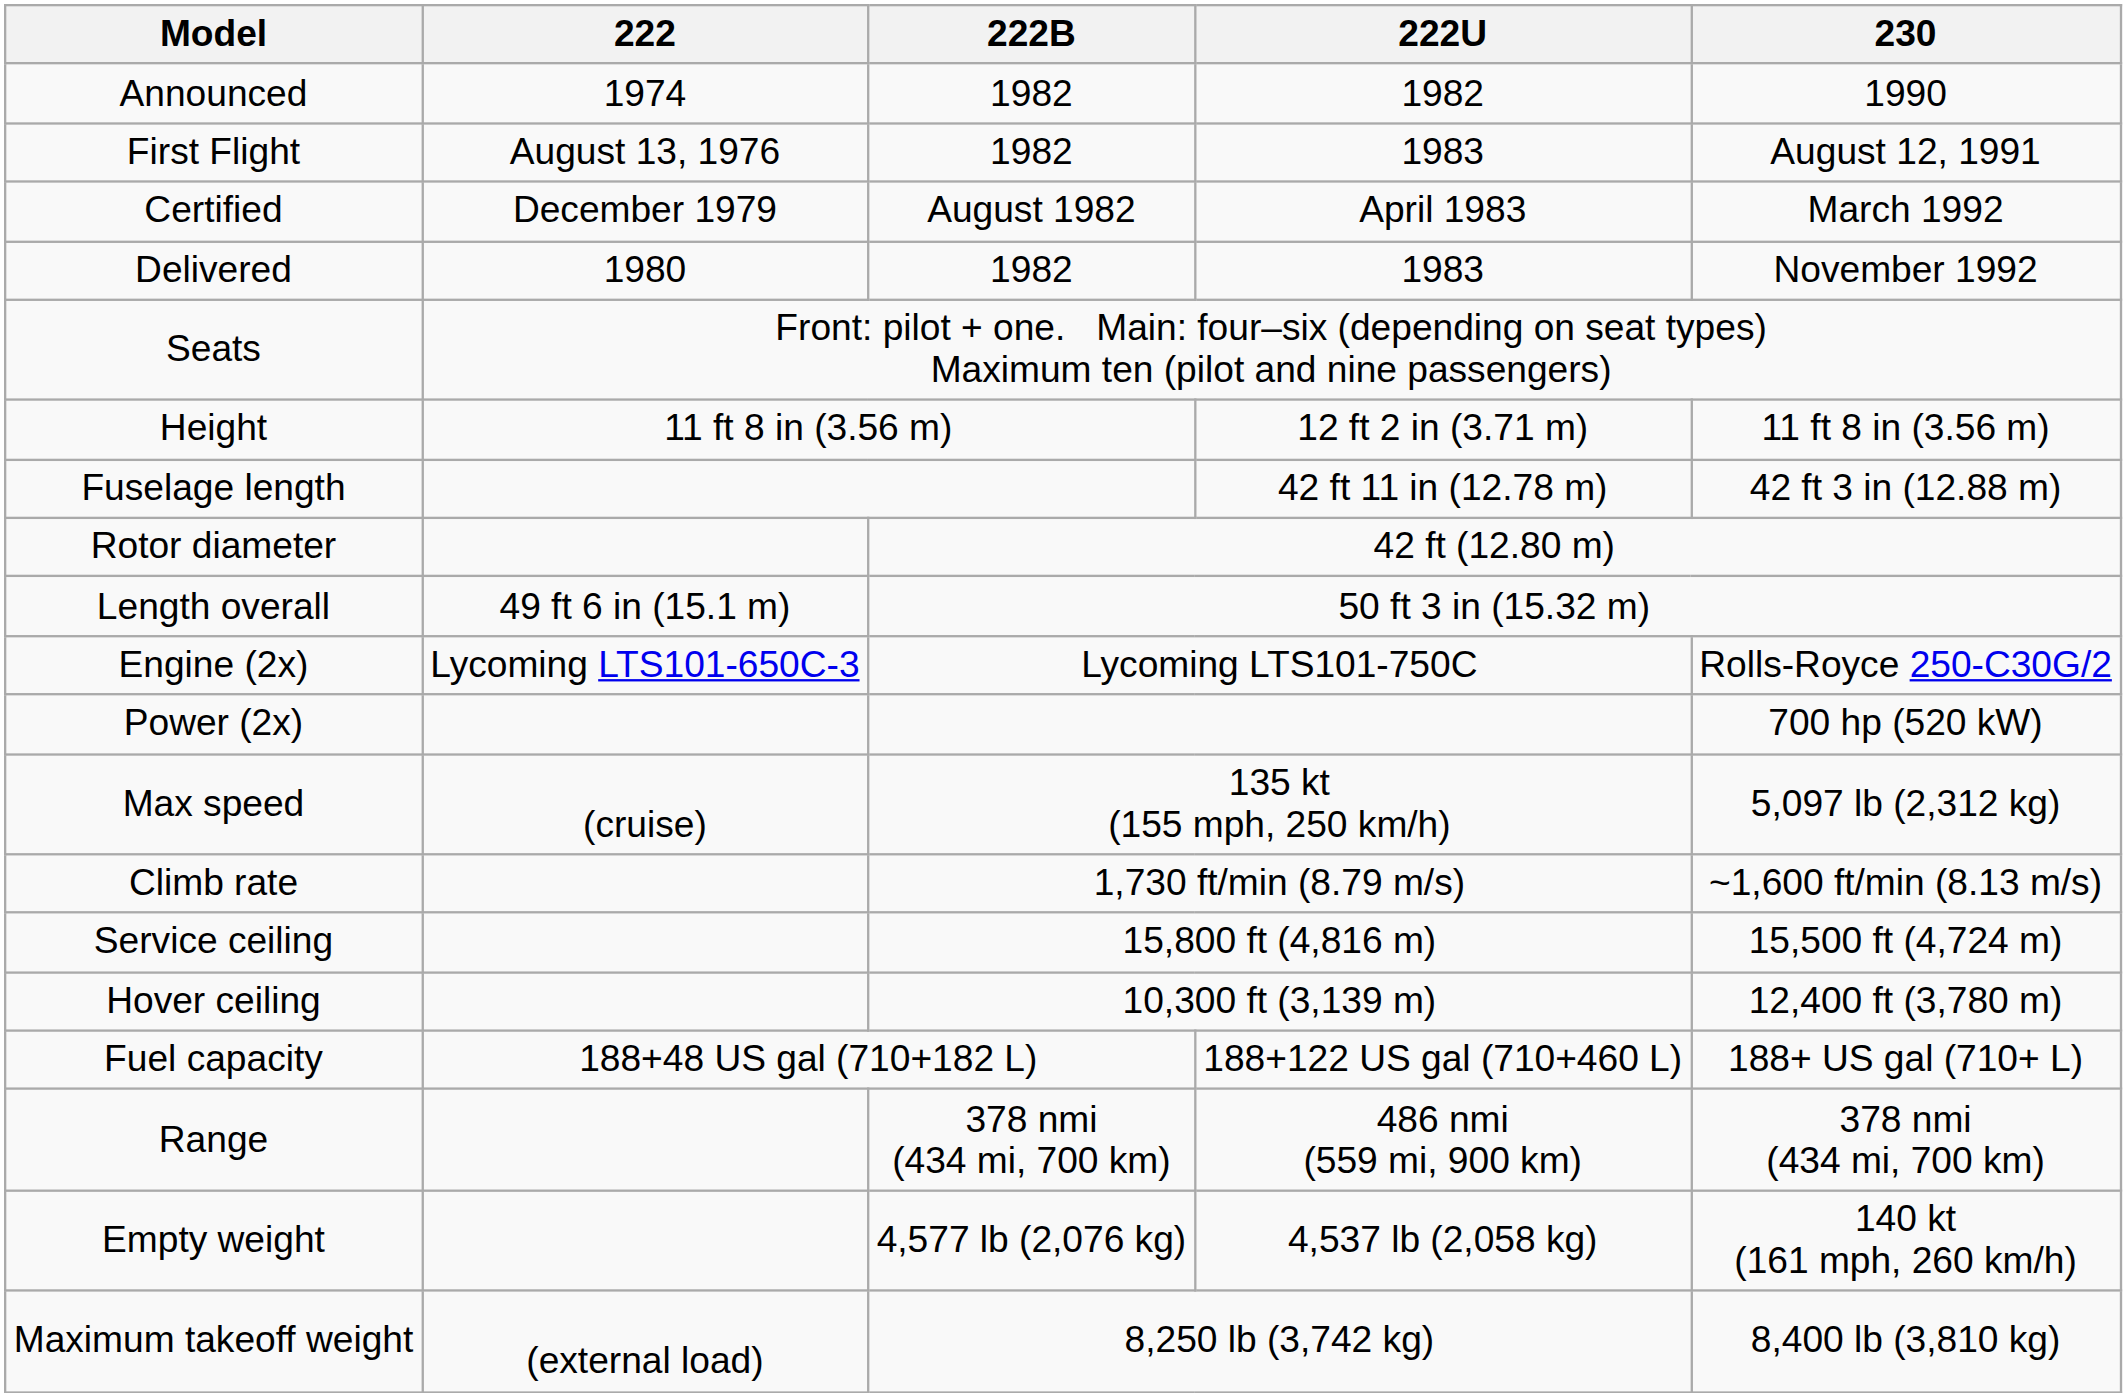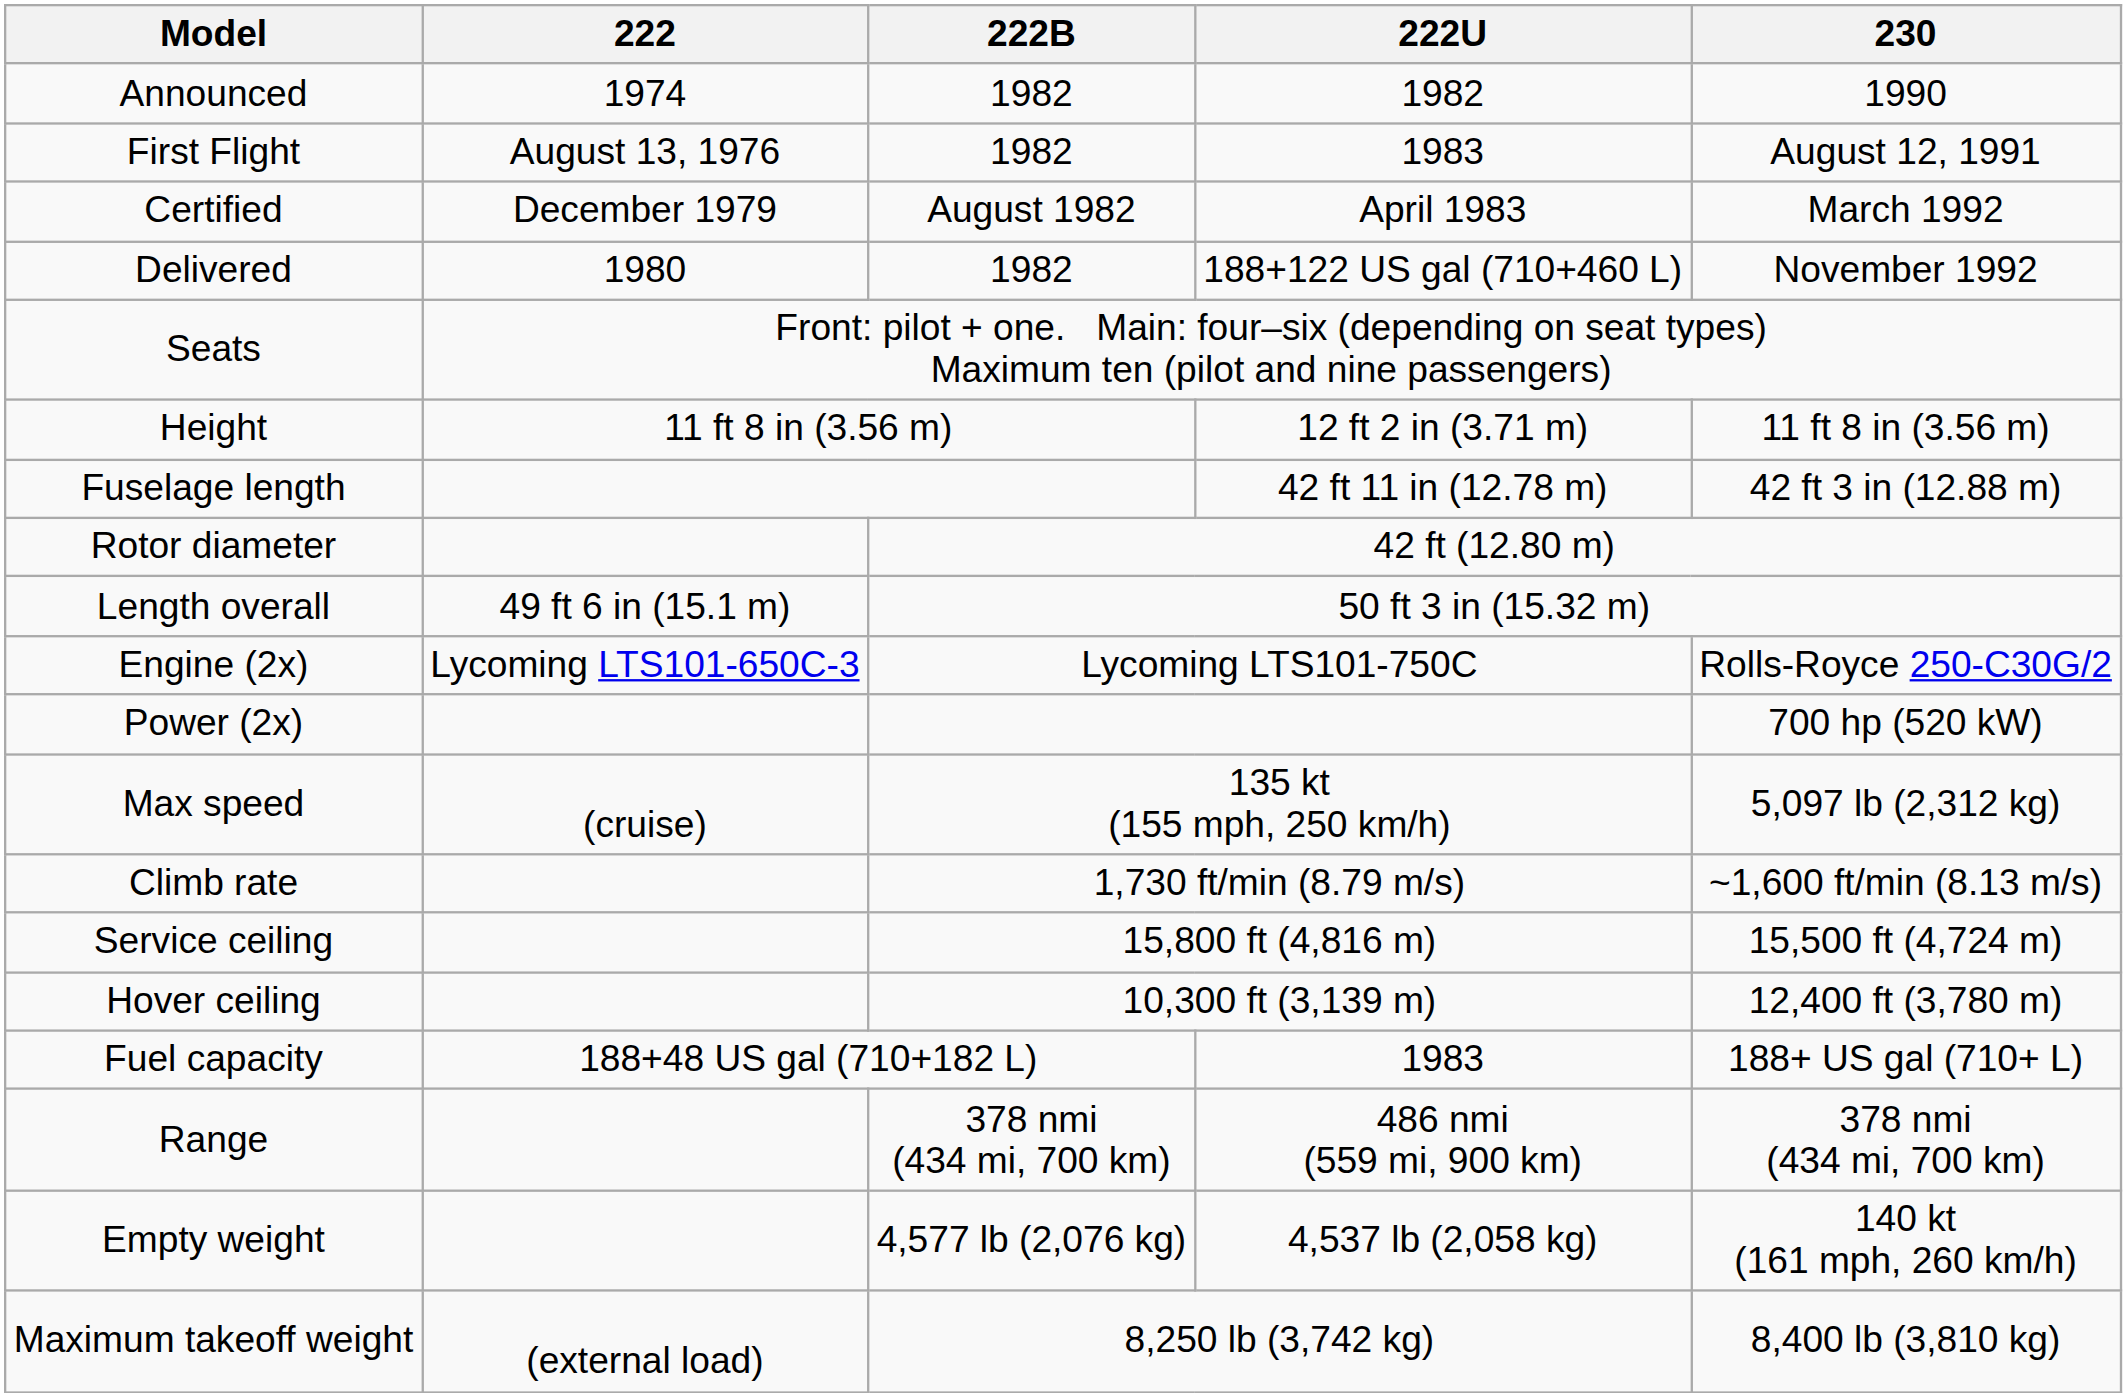(1443, 269) 1983 -> (1443, 269) 188+122 US gal (710+460 L)
(1443, 1059) 188+122 US gal (710+460 L) -> (1443, 1059) 1983
